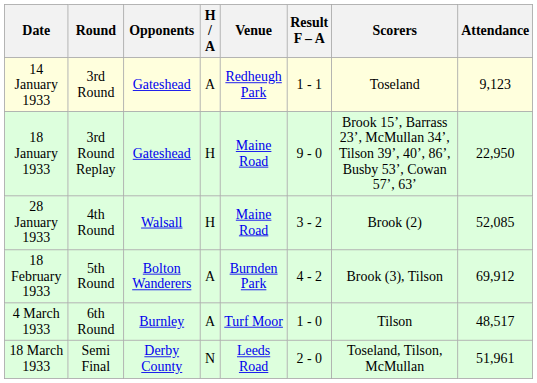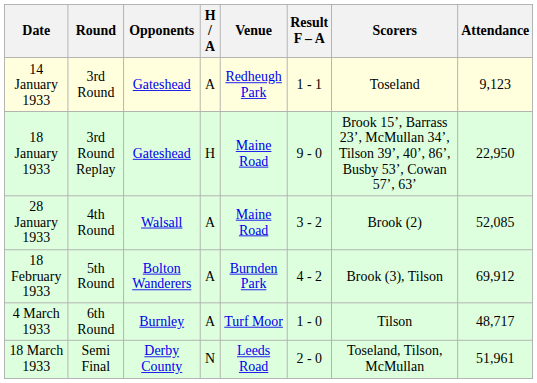(210, 222) H -> (210, 222) A
(495, 321) 48,517 -> (495, 321) 48,717
